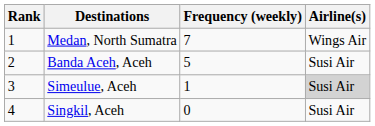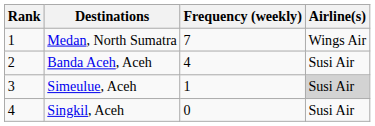(187, 63) 5 -> (187, 63) 4
